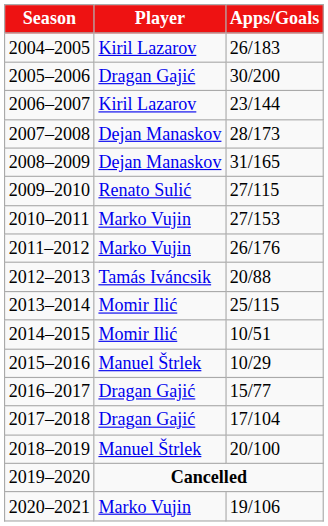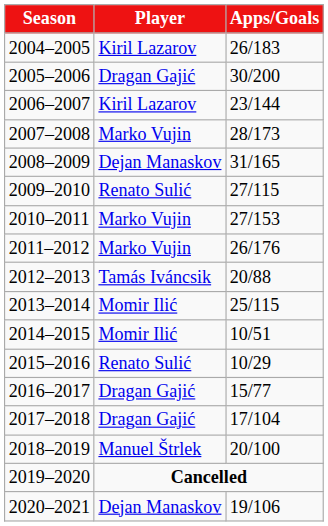(160, 133) Dejan Manaskov -> (145, 133) Marko Vujin
(150, 362) Manuel Štrlek -> (145, 362) Renato Sulić
(145, 506) Marko Vujin -> (160, 506) Dejan Manaskov
